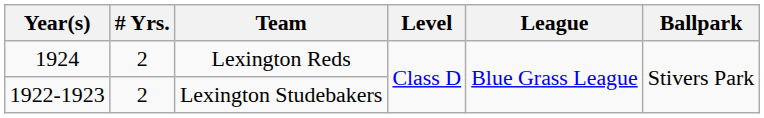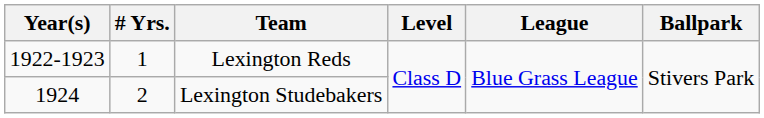(57, 58) 1924 -> (57, 58) 1922-1923
(142, 58) 2 -> (142, 58) 1
(57, 94) 1922-1923 -> (57, 94) 1924
